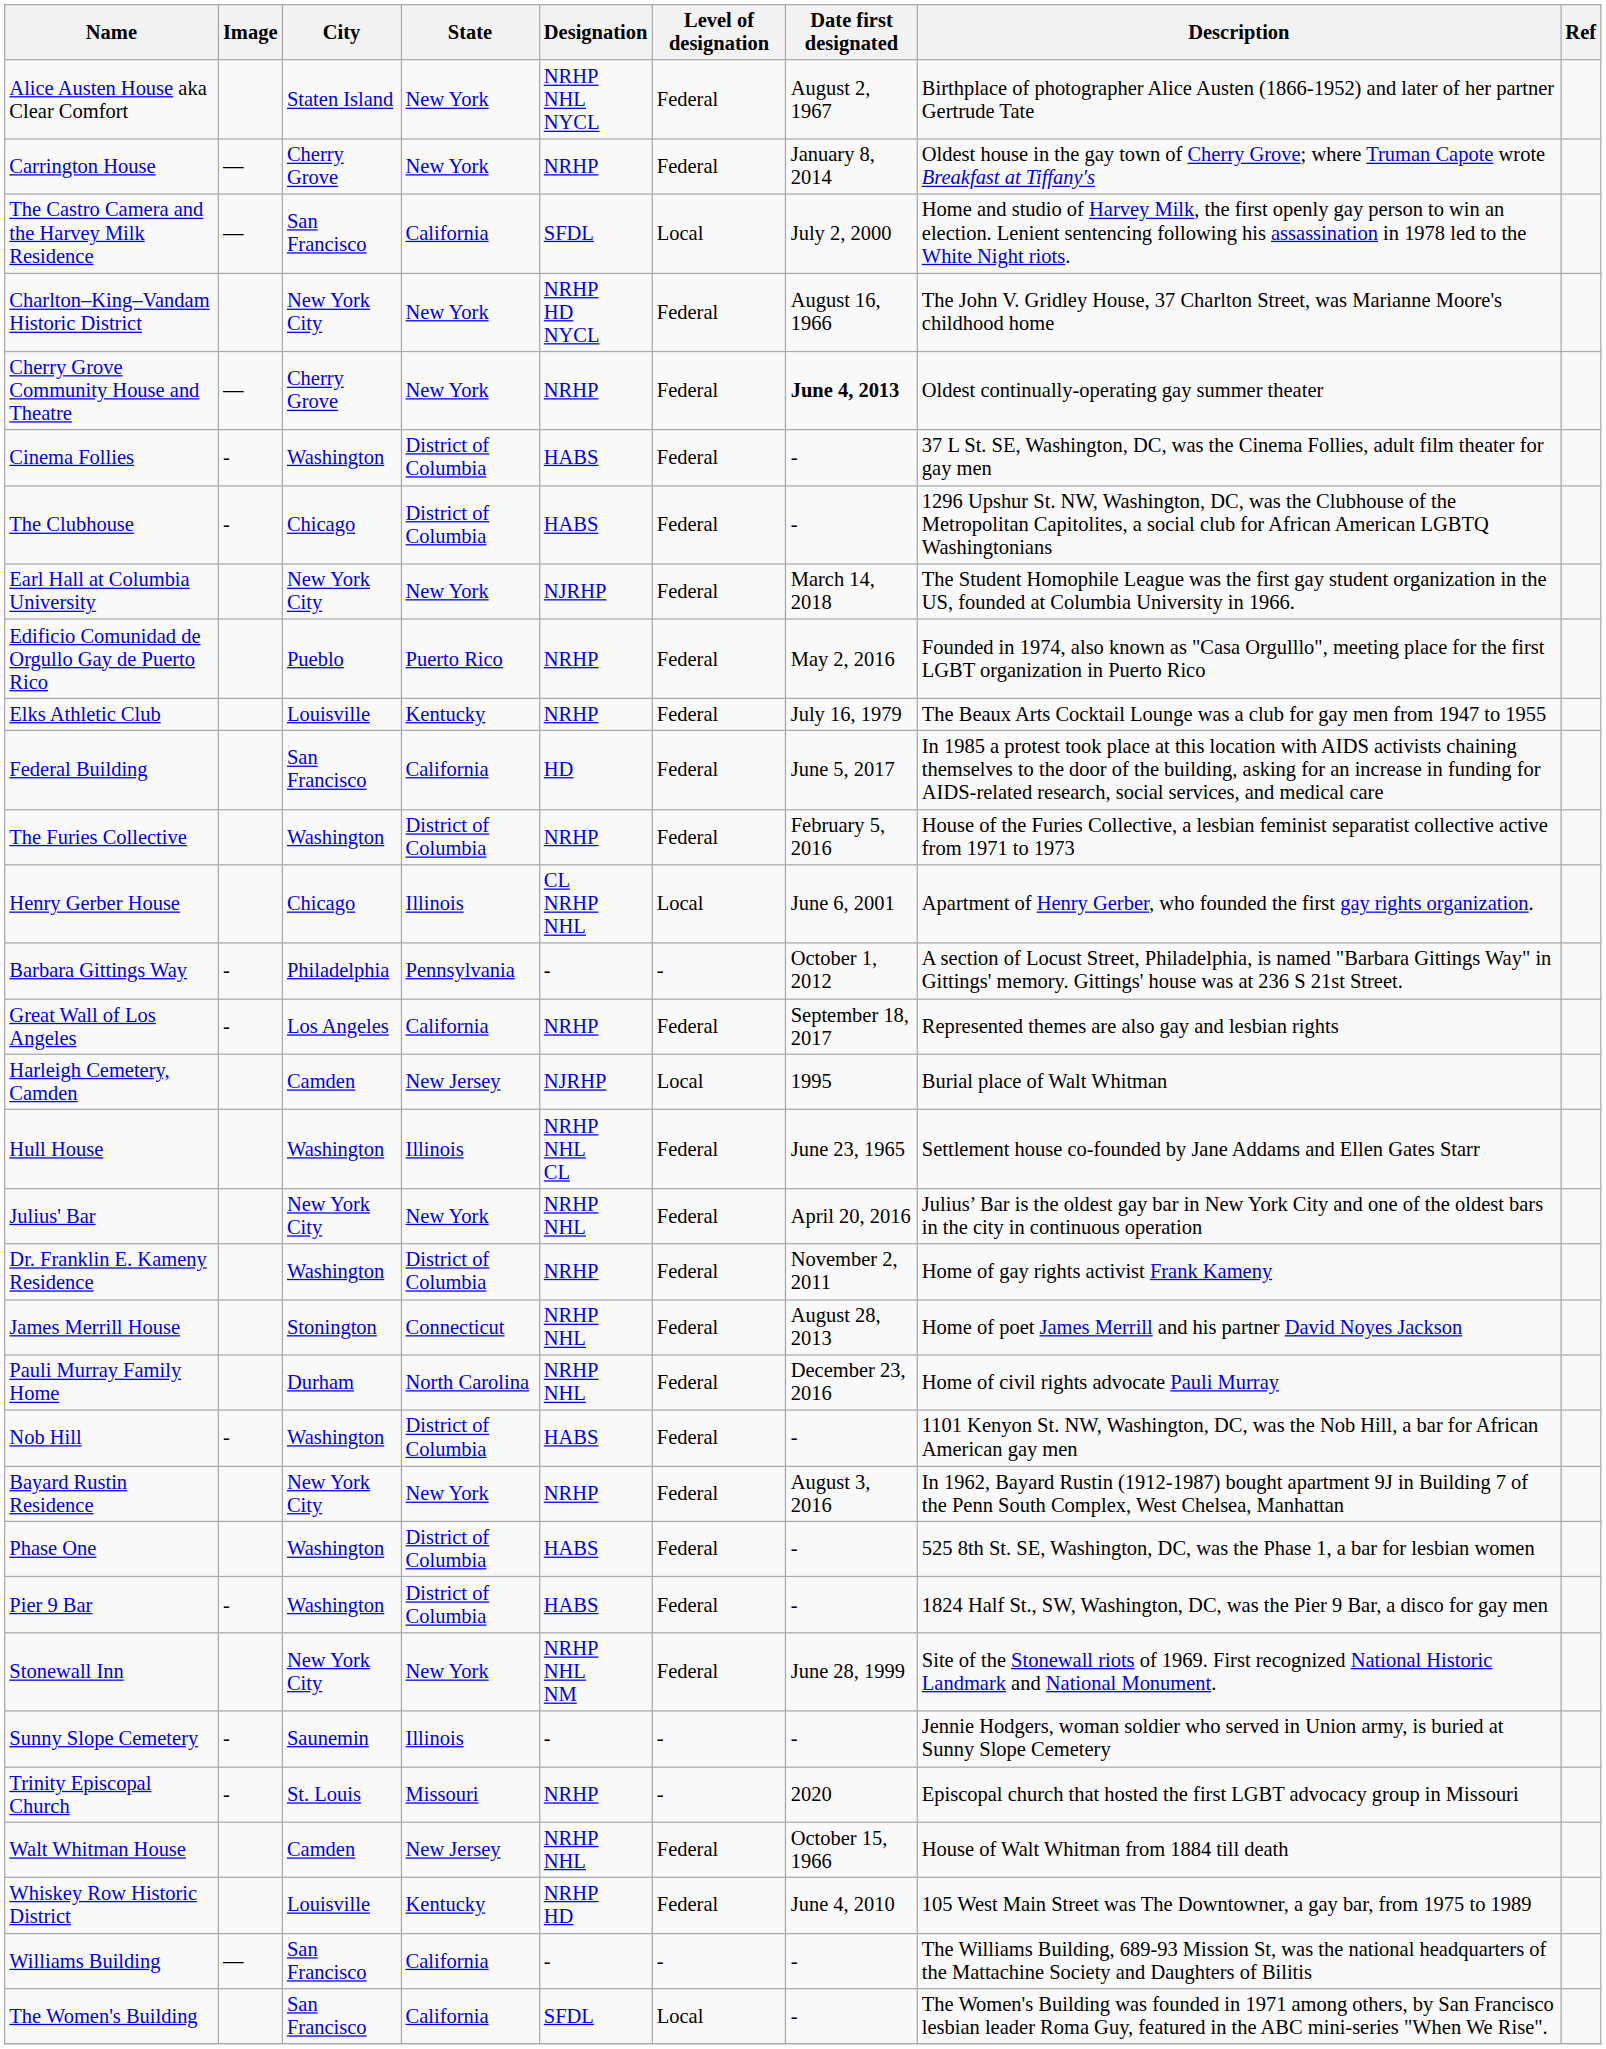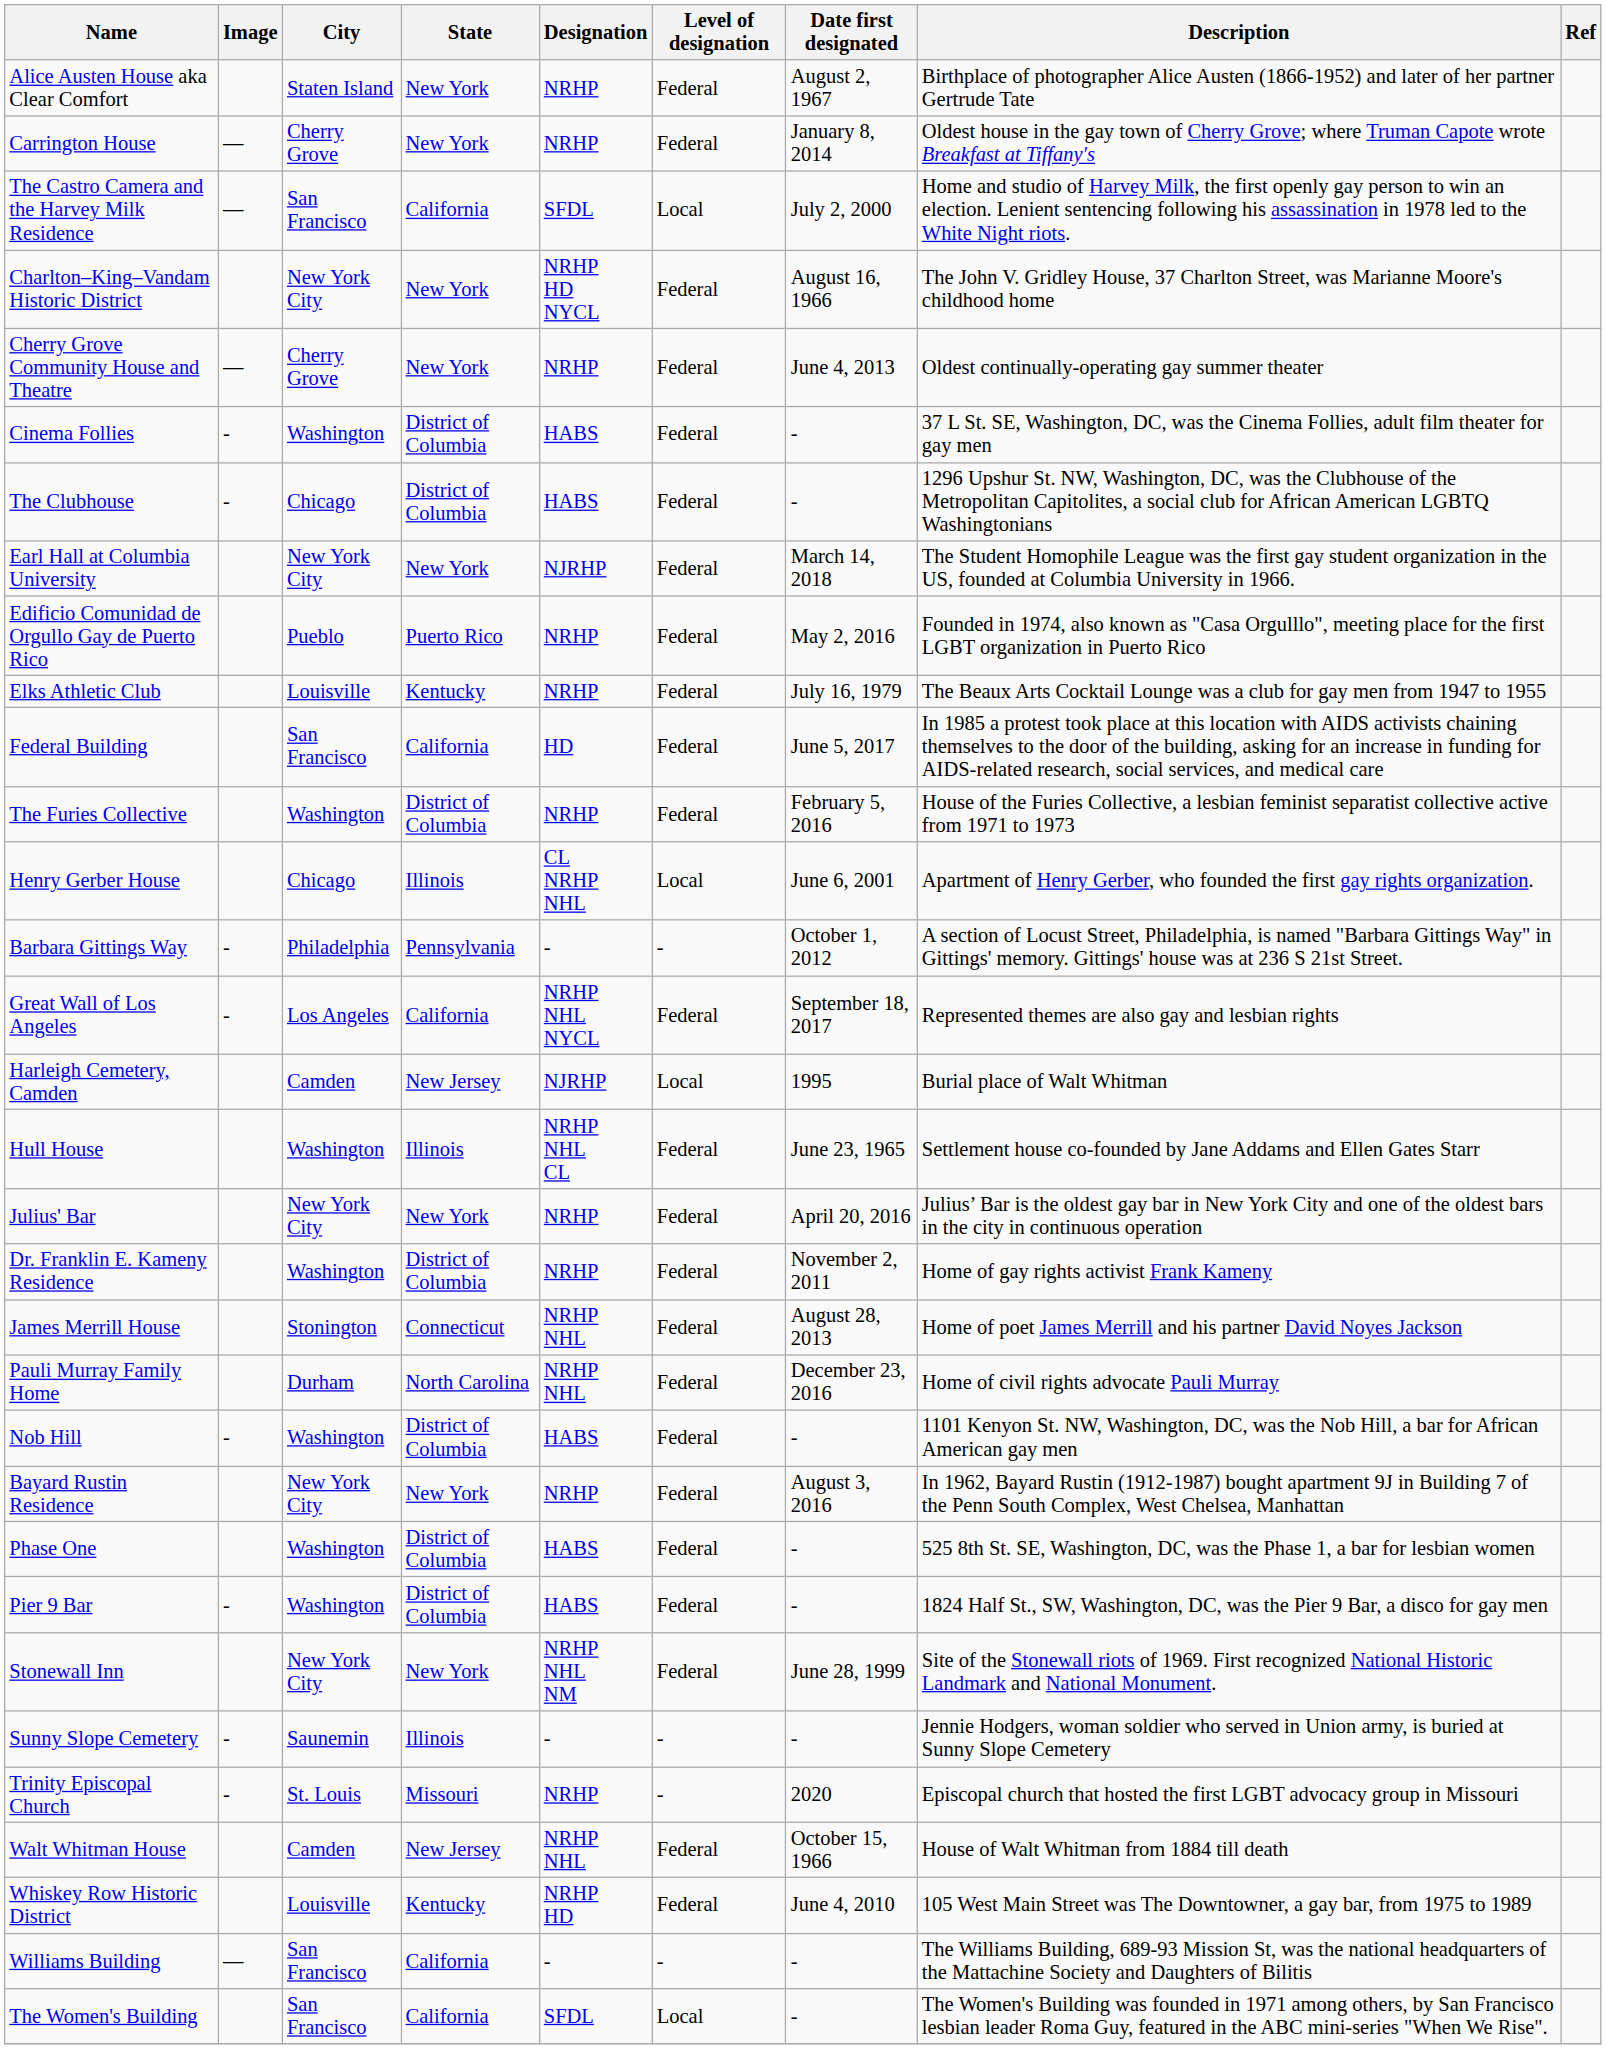(572, 99) NRHP NHL NYCL -> (571, 87) NRHP
(845, 390) bold -> (843, 367) normal
(571, 1026) NRHP -> (572, 1014) NRHP NHL NYCL
(571, 1215) NRHP NHL -> (571, 1215) NRHP
